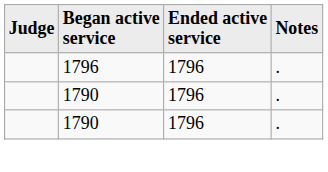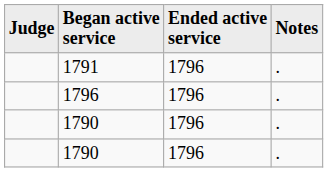+ row: (32, 67)
